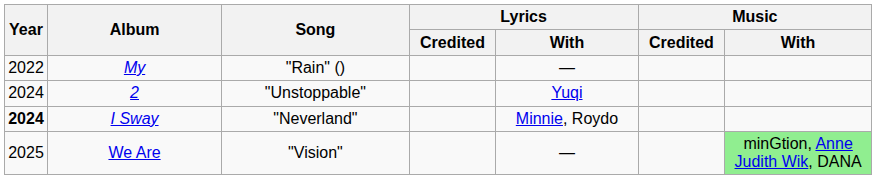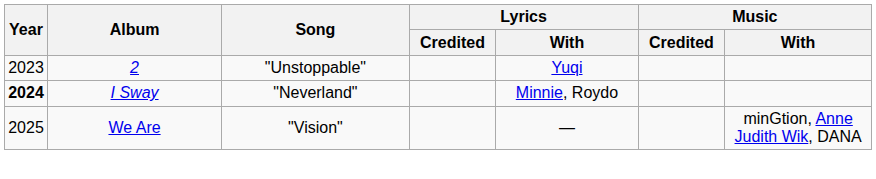- row: (135, 67)
(26, 93) 2024 -> (26, 67) 2023
(798, 153) lightgreen background -> (798, 127) no background
